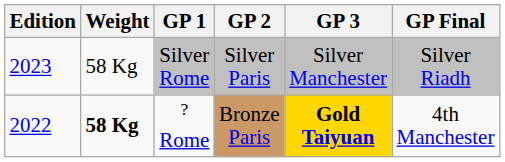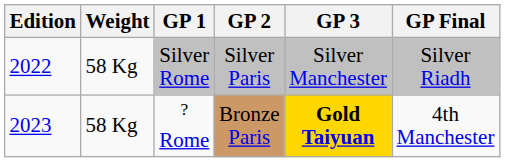(30, 66) 2023 -> (30, 66) 2022
(30, 125) 2022 -> (30, 125) 2023
(112, 125) bold -> (111, 125) normal
